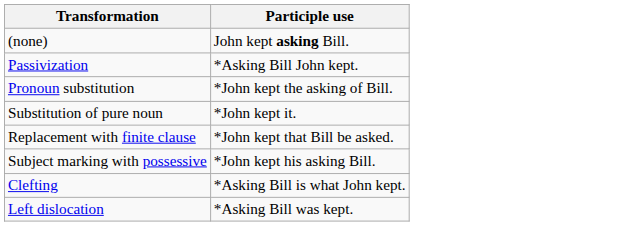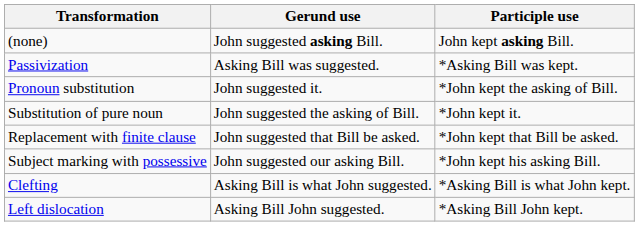+ column: (323, 16)
(286, 64) *Asking Bill John kept. -> (508, 64) *Asking Bill was kept.
(284, 209) *Asking Bill was kept. -> (511, 209) *Asking Bill John kept.
